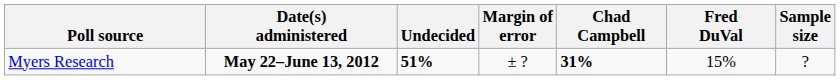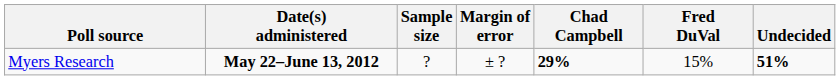columns swapped: (805, 26) <-> (438, 35)
(577, 61) 31% -> (554, 61) 29%
